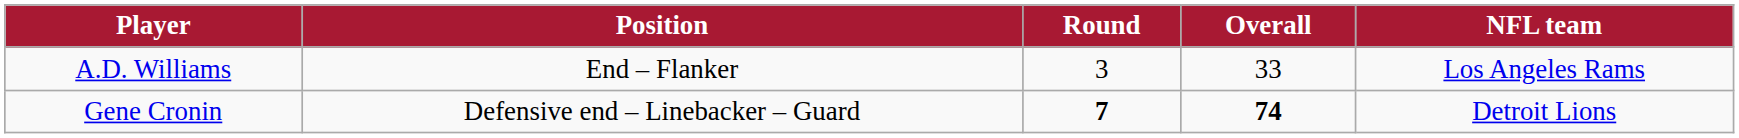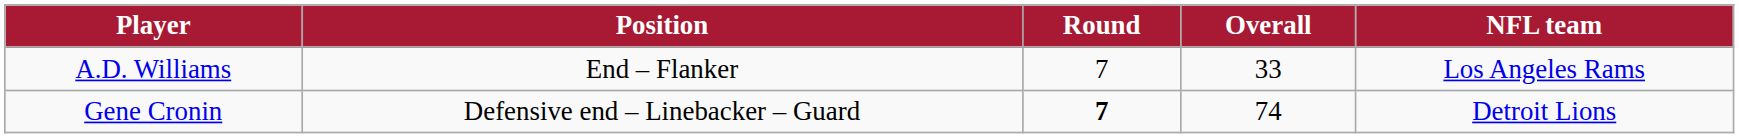(1102, 68) 3 -> (1102, 68) 7
(1268, 111) bold -> (1268, 111) normal
